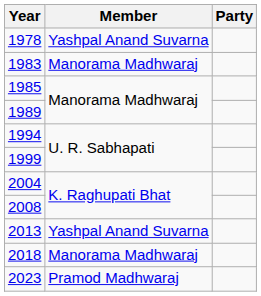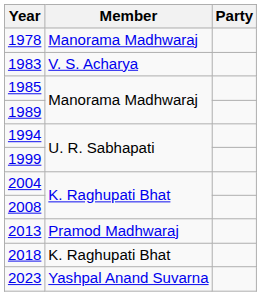(128, 40) Yashpal Anand Suvarna -> (123, 40) Manorama Madhwaraj
(123, 64) Manorama Madhwaraj -> (93, 64) V. S. Acharya
(128, 231) Yashpal Anand Suvarna -> (114, 231) Pramod Madhwaraj
(123, 254) Manorama Madhwaraj -> (109, 254) K. Raghupati Bhat
(114, 278) Pramod Madhwaraj -> (128, 278) Yashpal Anand Suvarna
